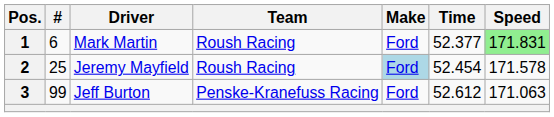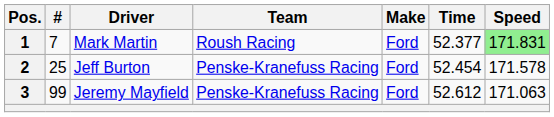(53, 42) 6 -> (53, 42) 7
(131, 67) Jeremy Mayfield -> (112, 67) Jeff Burton
(246, 67) Roush Racing -> (287, 67) Penske-Kranefuss Racing
(402, 67) lightblue background -> (402, 67) no background
(112, 92) Jeff Burton -> (131, 92) Jeremy Mayfield
